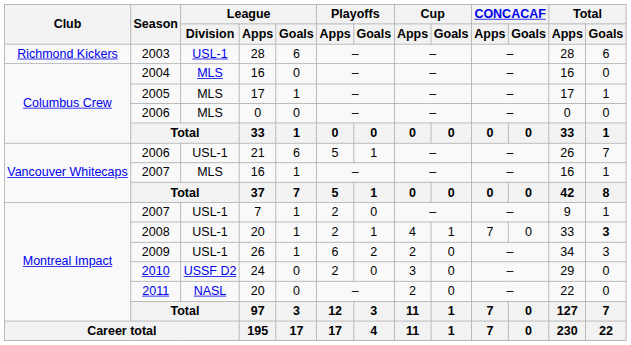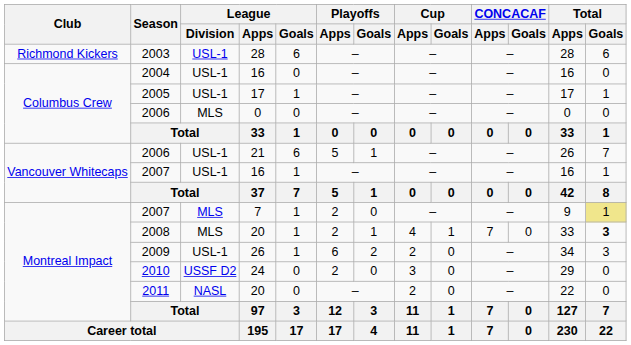(210, 73) MLS -> (210, 73) USL-1
(210, 93) MLS -> (210, 93) USL-1
(210, 172) MLS -> (210, 172) USL-1
(210, 212) USL-1 -> (210, 212) MLS
(606, 212) no background -> (606, 212) khaki background
(210, 232) USL-1 -> (210, 232) MLS
